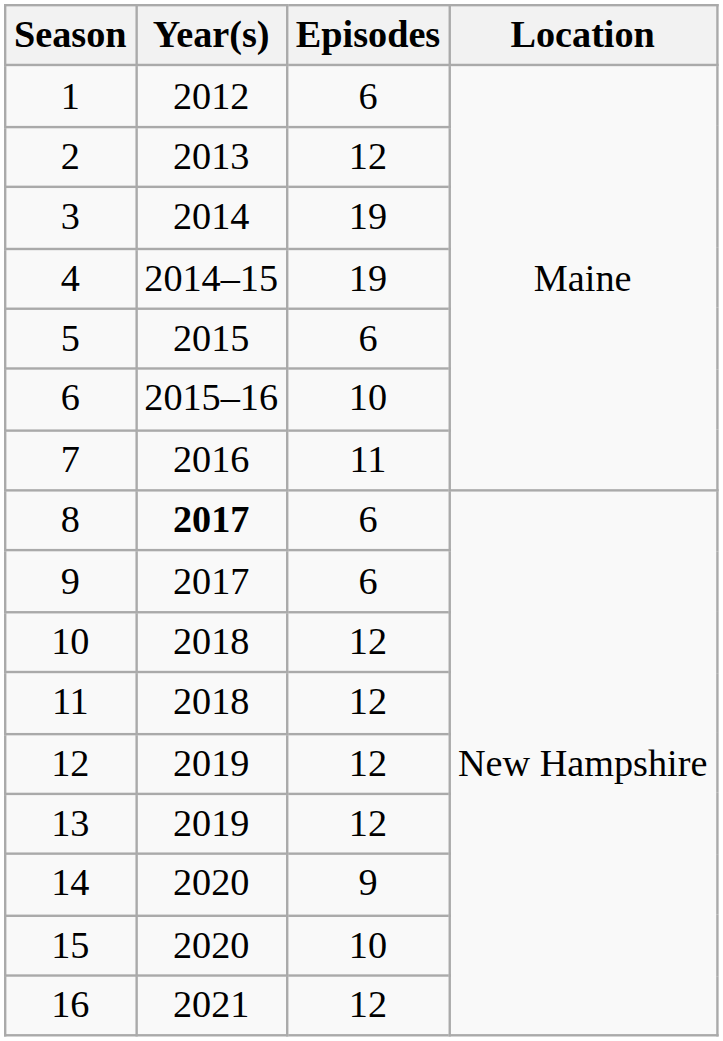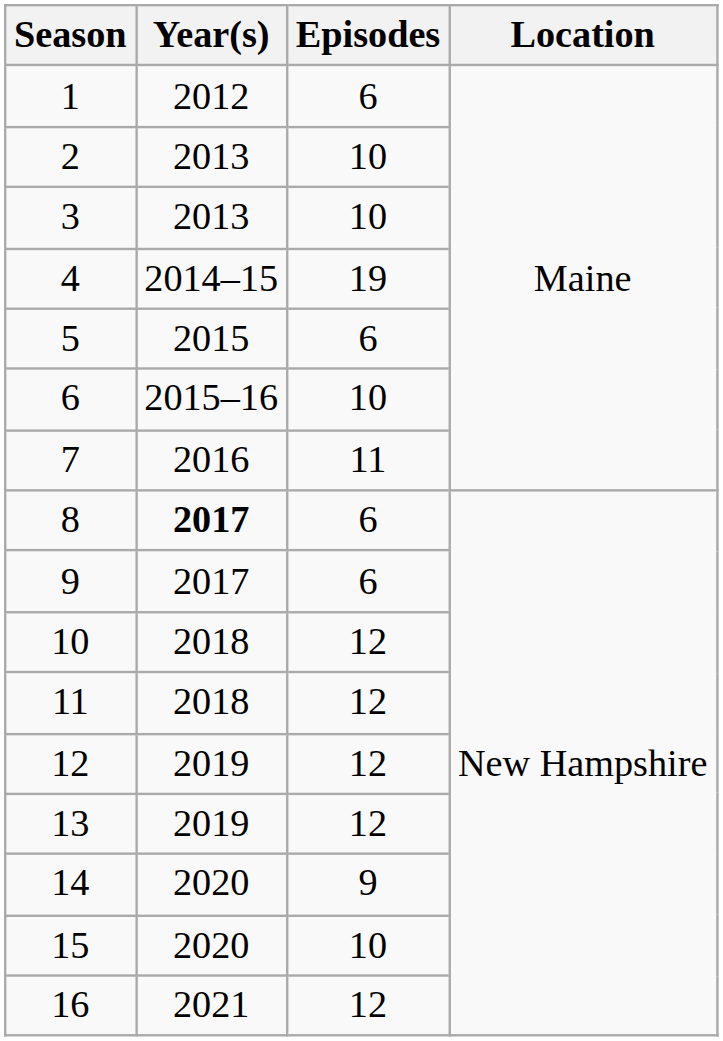(368, 156) 12 -> (368, 156) 10
(211, 216) 2014 -> (211, 216) 2013
(368, 216) 19 -> (368, 216) 10
